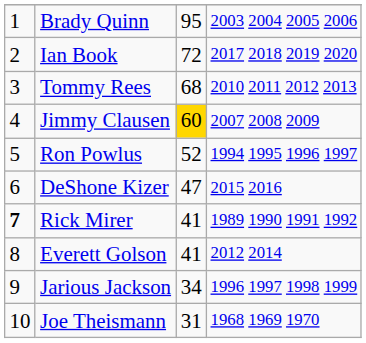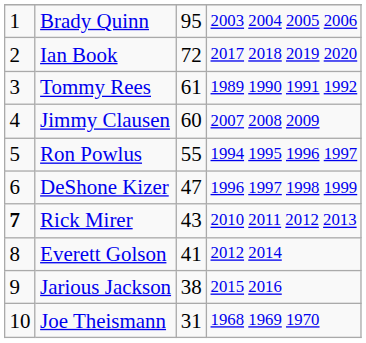(191, 87) 68 -> (191, 87) 61
(284, 87) 2010 2011 2012 2013 -> (284, 87) 1989 1990 1991 1992
(191, 120) gold background -> (191, 120) no background
(191, 154) 52 -> (191, 154) 55
(246, 187) 2015 2016 -> (284, 187) 1996 1997 1998 1999
(191, 220) 41 -> (191, 220) 43
(284, 220) 1989 1990 1991 1992 -> (284, 220) 2010 2011 2012 2013
(191, 287) 34 -> (191, 287) 38
(284, 287) 1996 1997 1998 1999 -> (246, 287) 2015 2016
